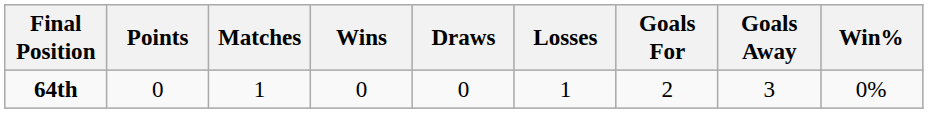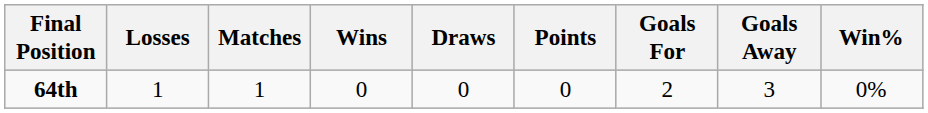columns swapped: (158, 37) <-> (565, 37)
